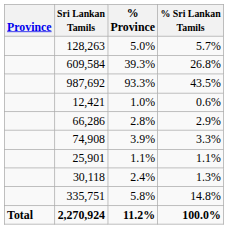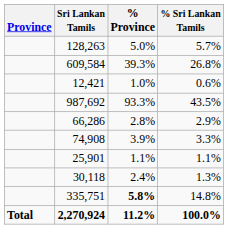rows swapped: (86, 83) <-> (89, 102)
(143, 196) normal -> (142, 196) bold
